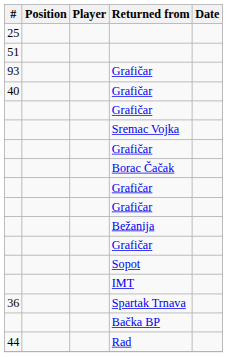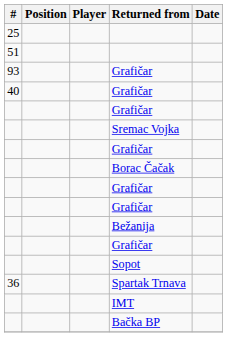rows swapped: (13, 303) <-> (13, 284)
- row: (13, 341)
